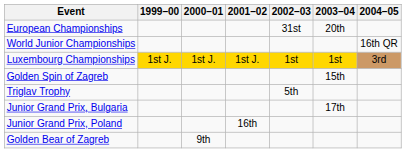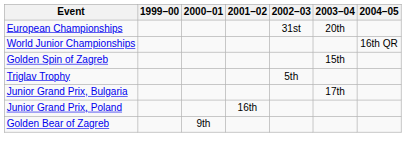- row: (71, 60)
